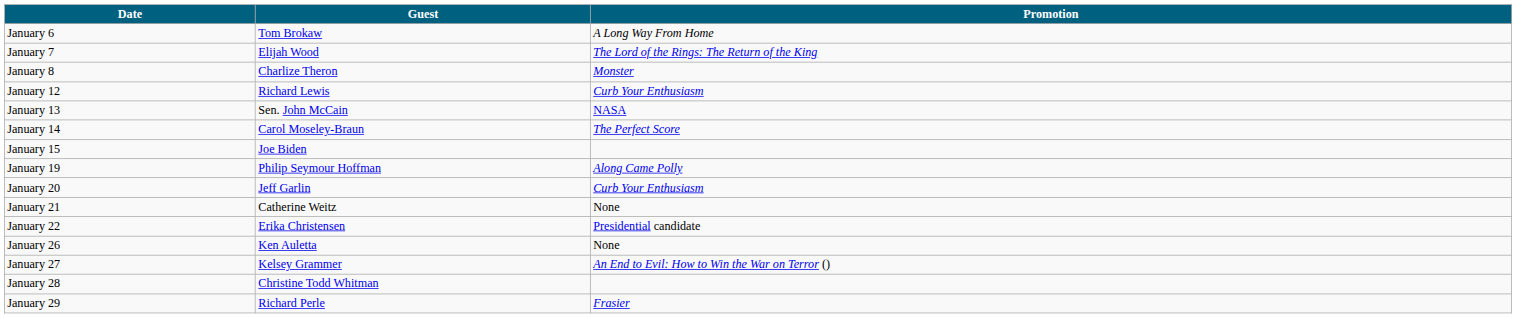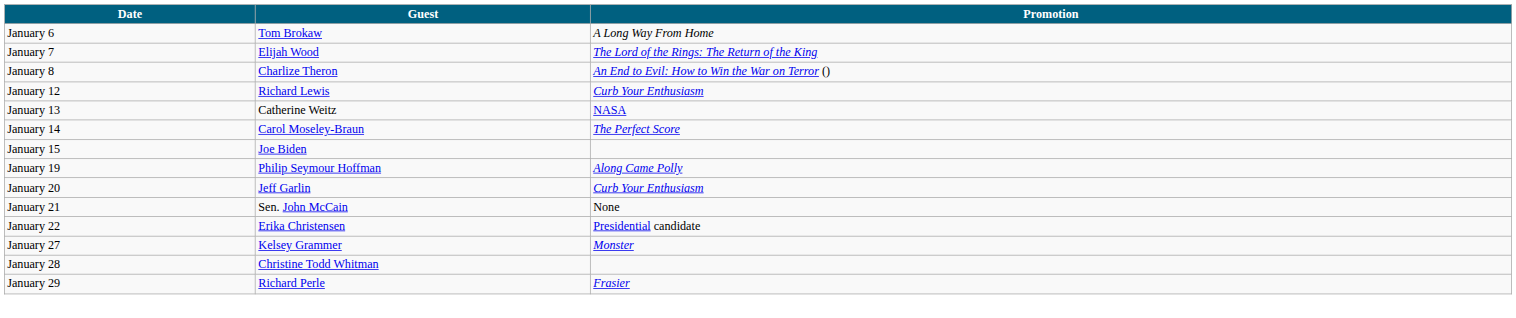(614, 71) Monster -> (712, 71) An End to Evil: How to Win the War on Terror ()
(303, 110) Sen. John McCain -> (297, 110) Catherine Weitz
(297, 206) Catherine Weitz -> (303, 206) Sen. John McCain
- row: (34, 245)
(712, 264) An End to Evil: How to Win the War on Terror () -> (614, 245) Monster
